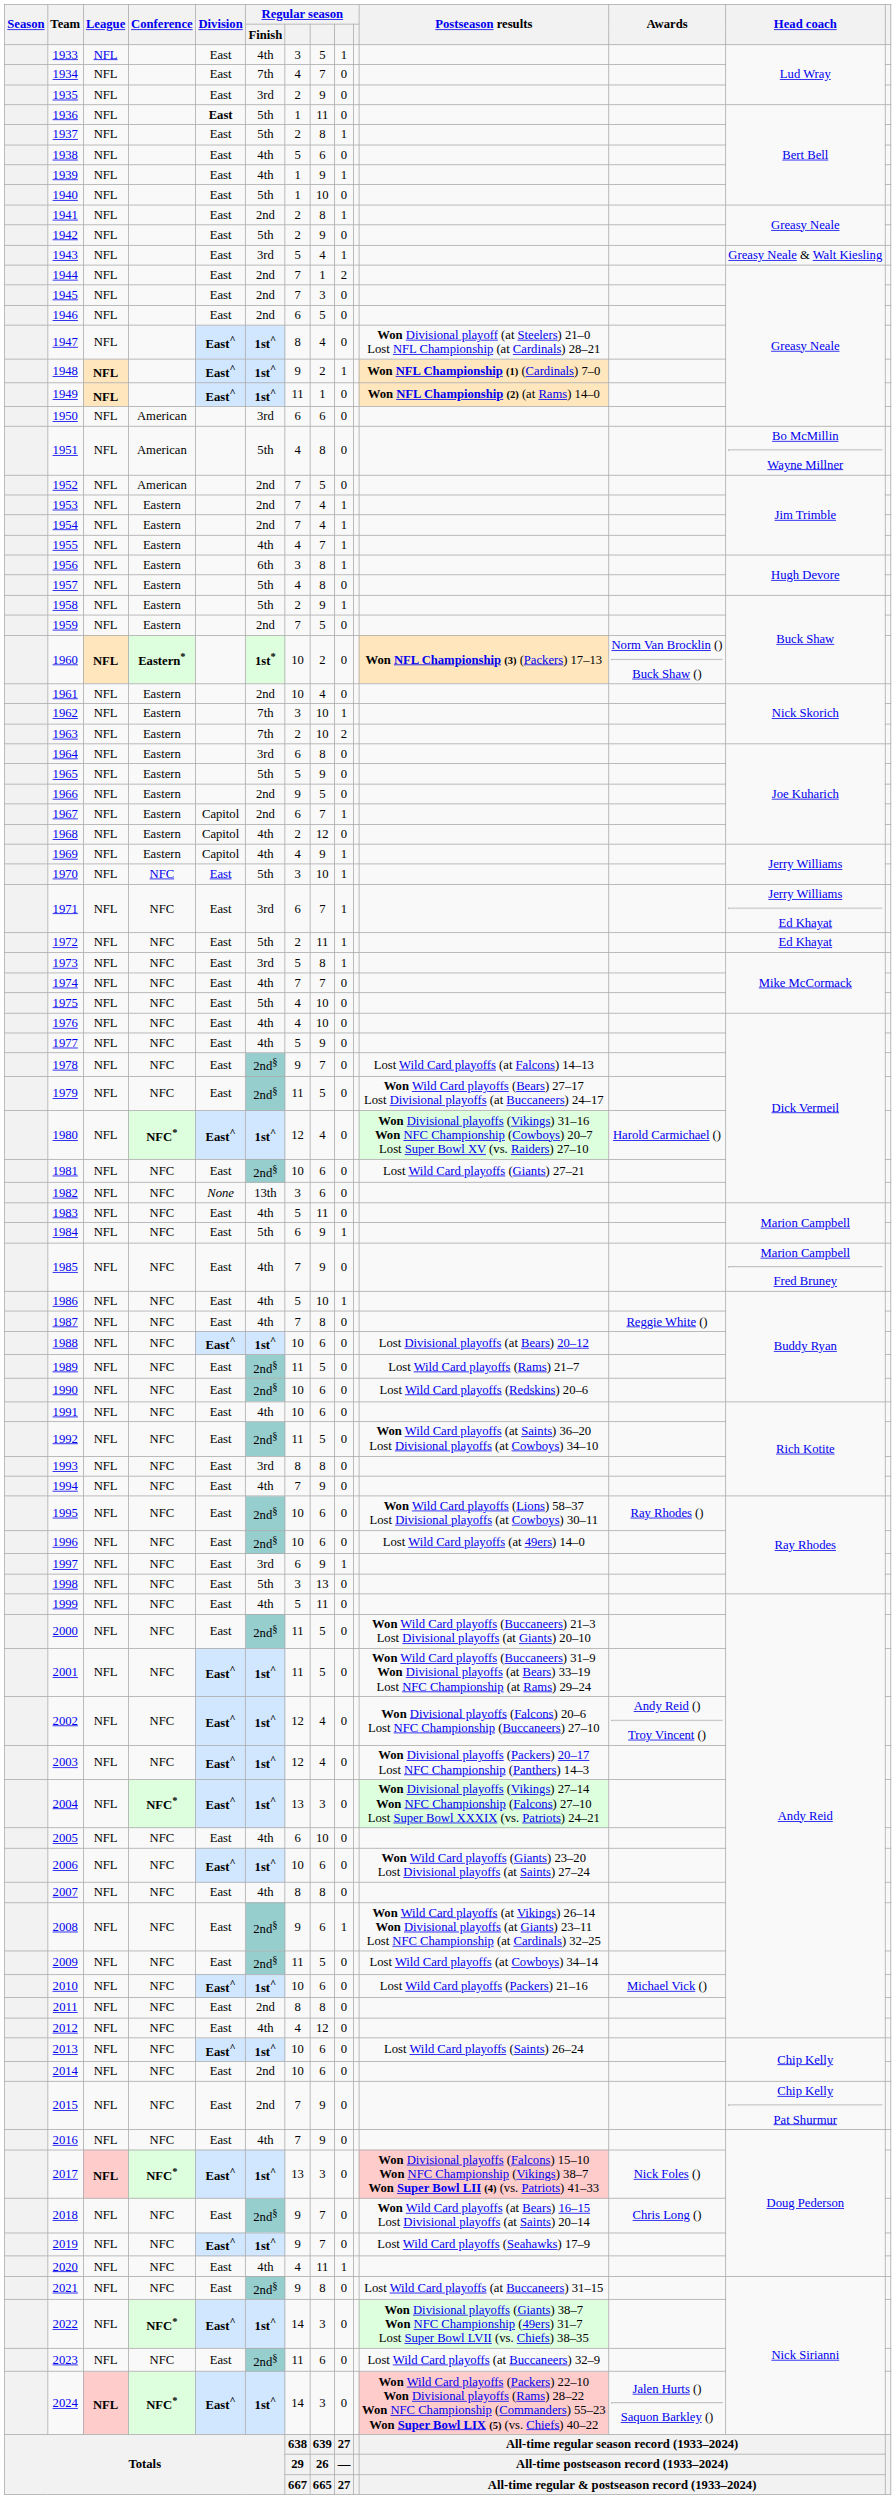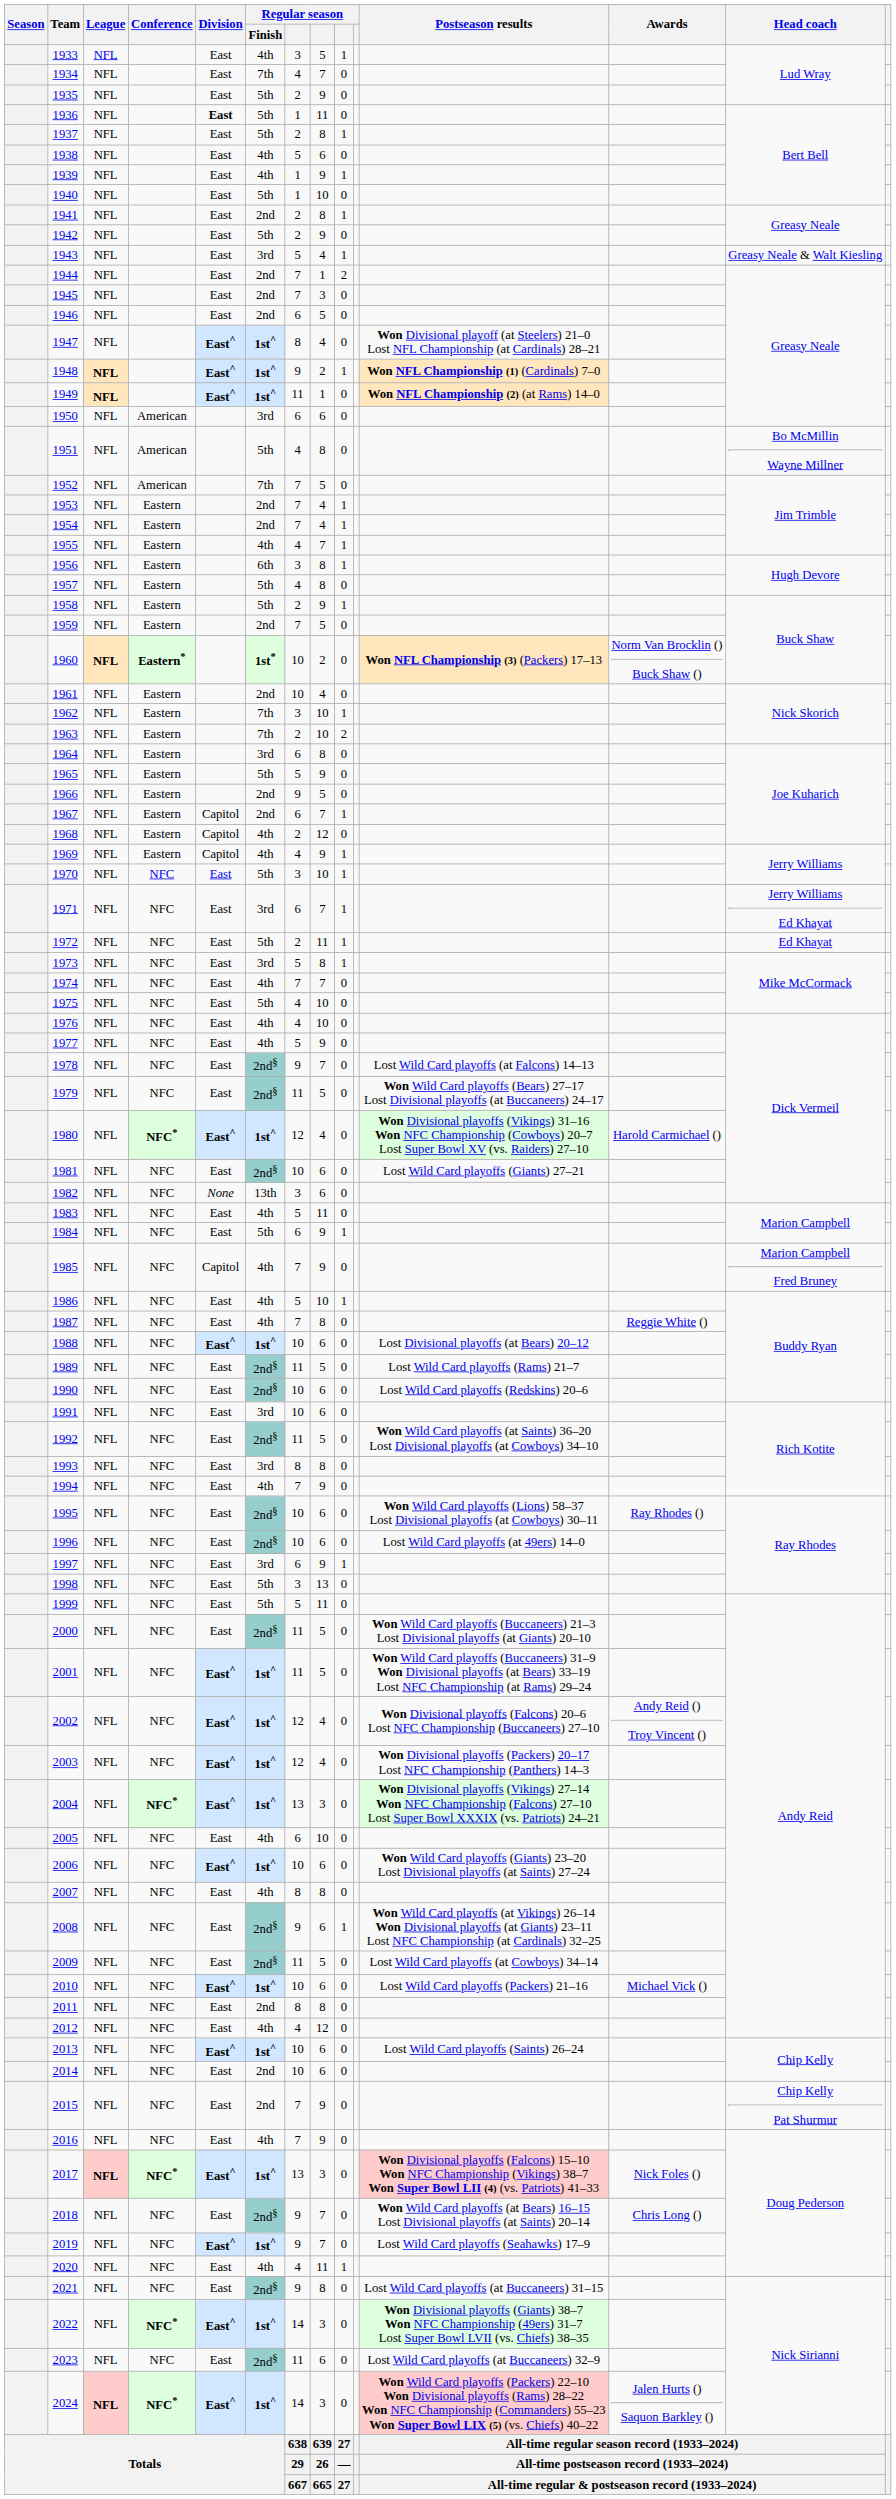(265, 94) 3rd -> (265, 94) 5th
(265, 484) 2nd -> (265, 484) 7th
(221, 1267) East -> (221, 1267) Capitol
(265, 1411) 4th -> (265, 1411) 3rd
(265, 1604) 4th -> (265, 1604) 5th
